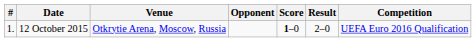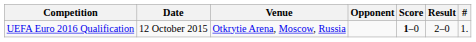columns swapped: (11, 12) <-> (405, 12)
